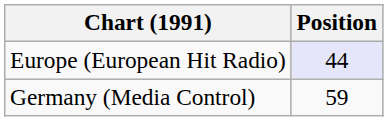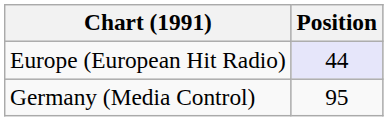(337, 97) 59 -> (337, 97) 95
